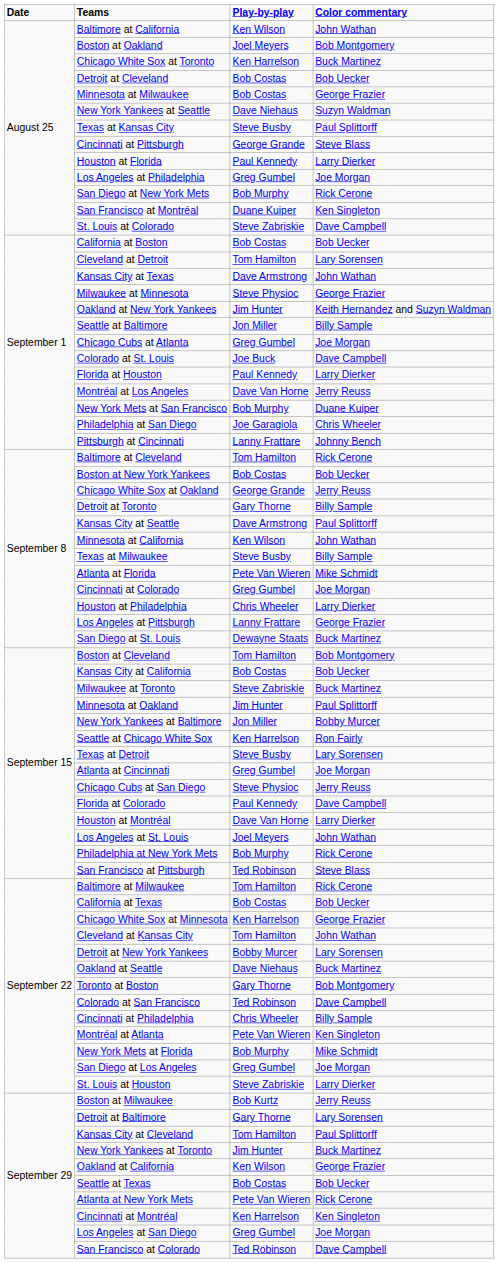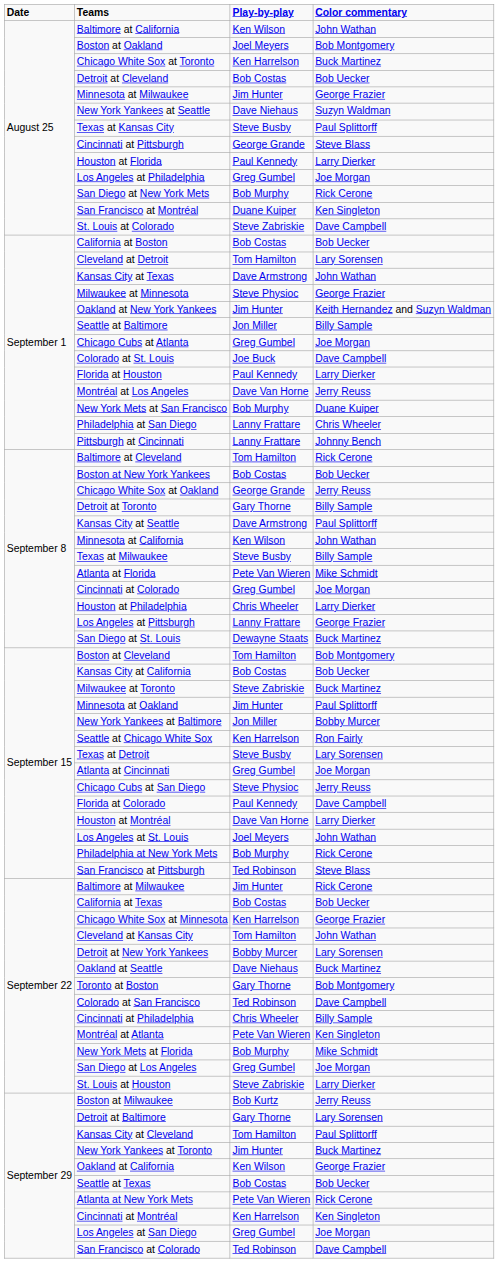(259, 95) Bob Costas -> (258, 95) Jim Hunter
(265, 425) Joe Garagiola -> (266, 425) Lanny Frattare
(264, 886) Tom Hamilton -> (258, 886) Jim Hunter
